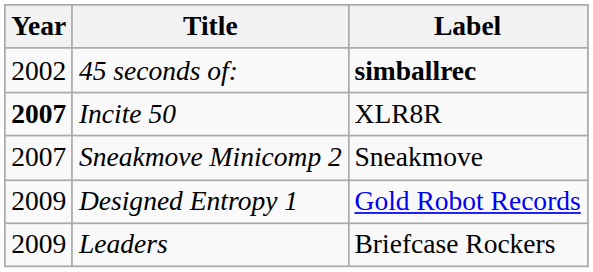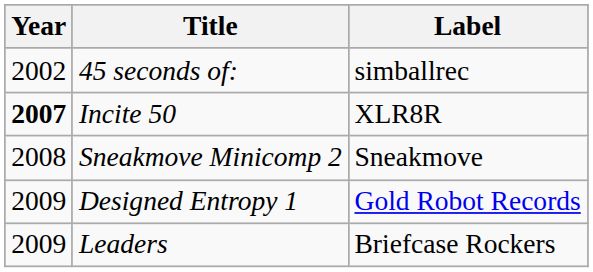(415, 69) bold -> (412, 69) normal
(39, 157) 2007 -> (39, 157) 2008
